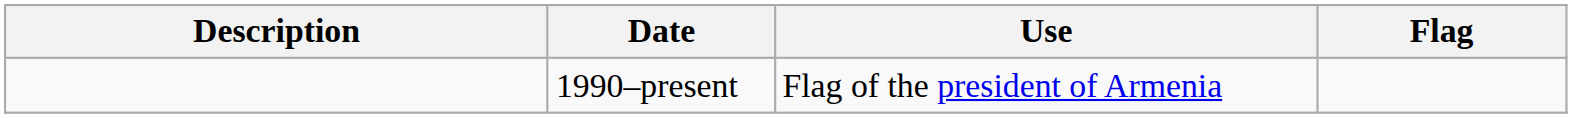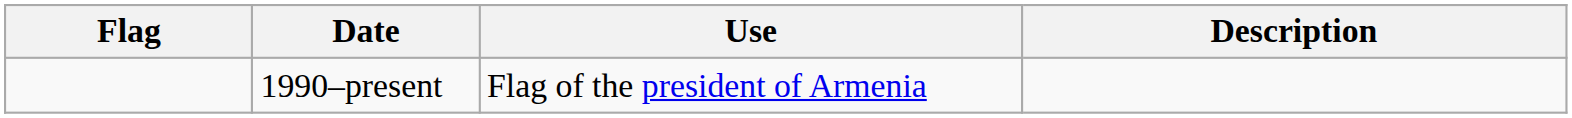columns swapped: (1442, 31) <-> (277, 31)
